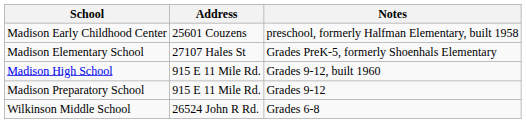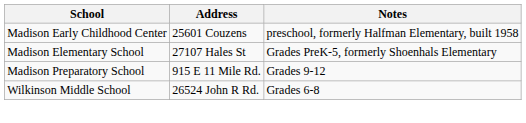- row: (60, 71)
